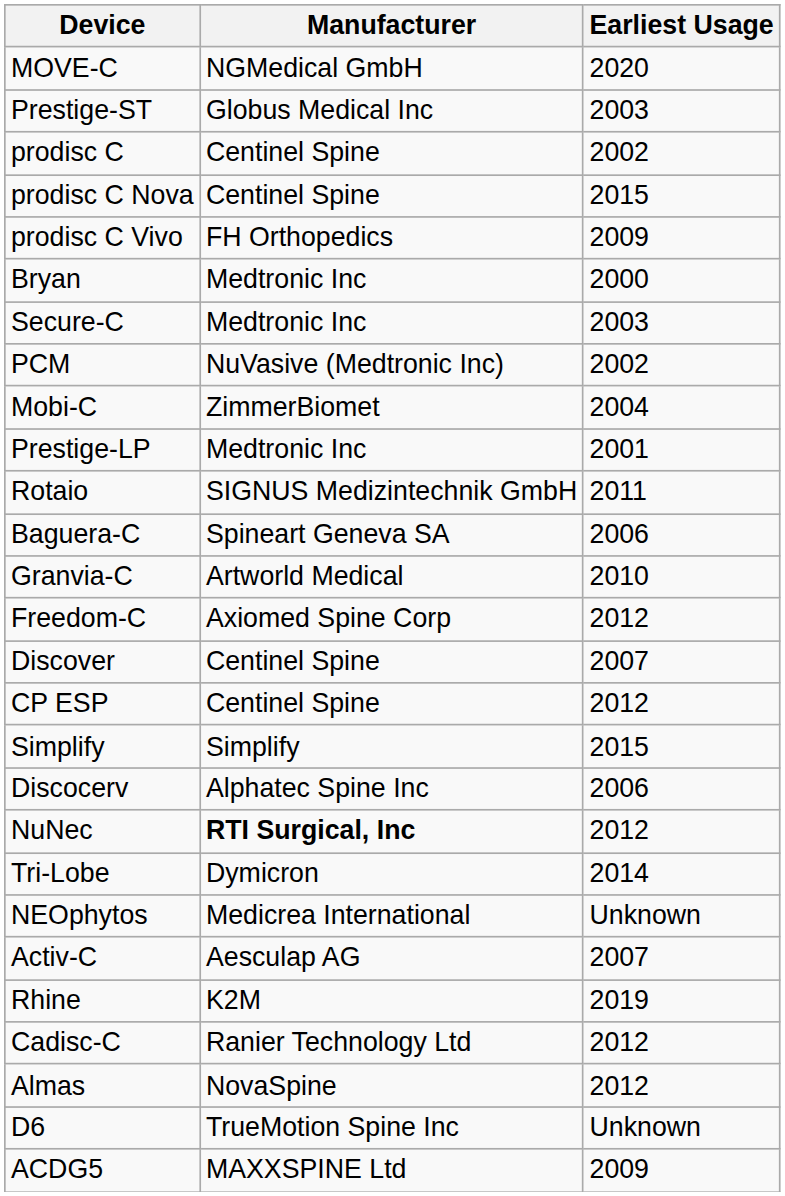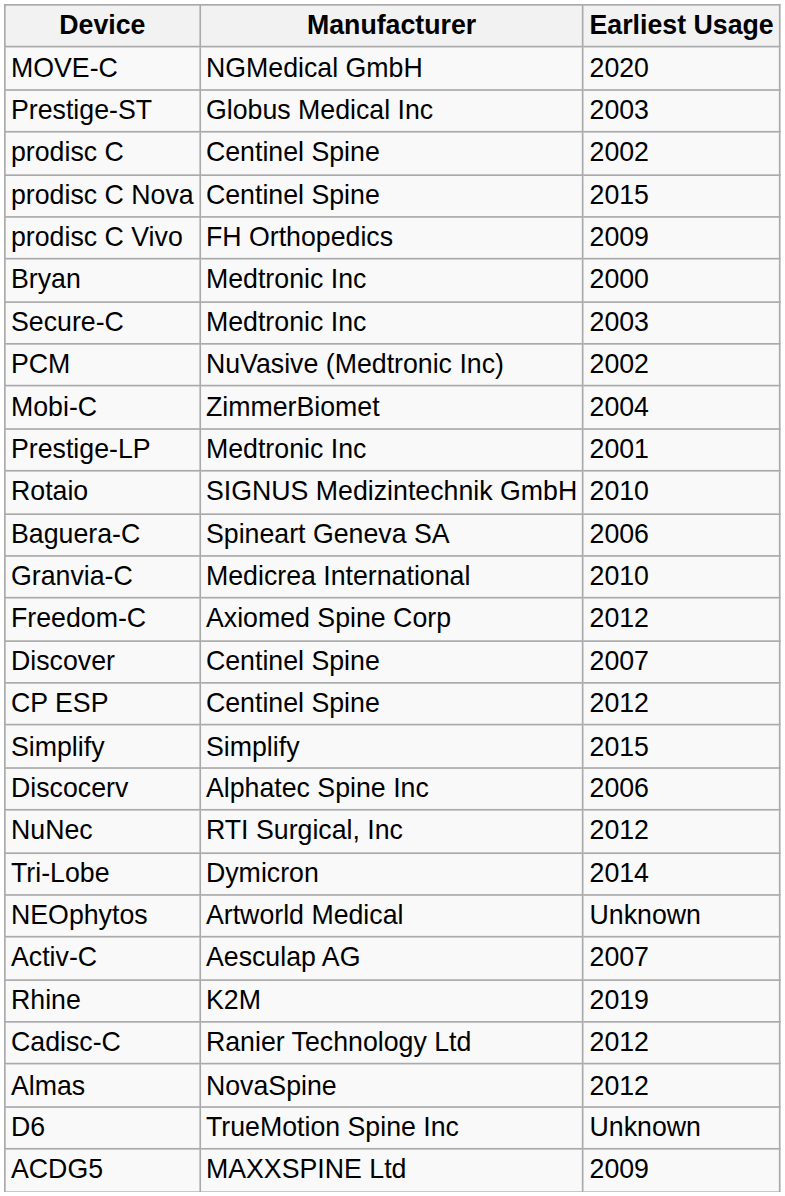(618, 491) 2011 -> (619, 491) 2010
(305, 576) Artworld Medical -> (338, 576) Medicrea International
(311, 830) bold -> (304, 830) normal
(338, 915) Medicrea International -> (305, 915) Artworld Medical
